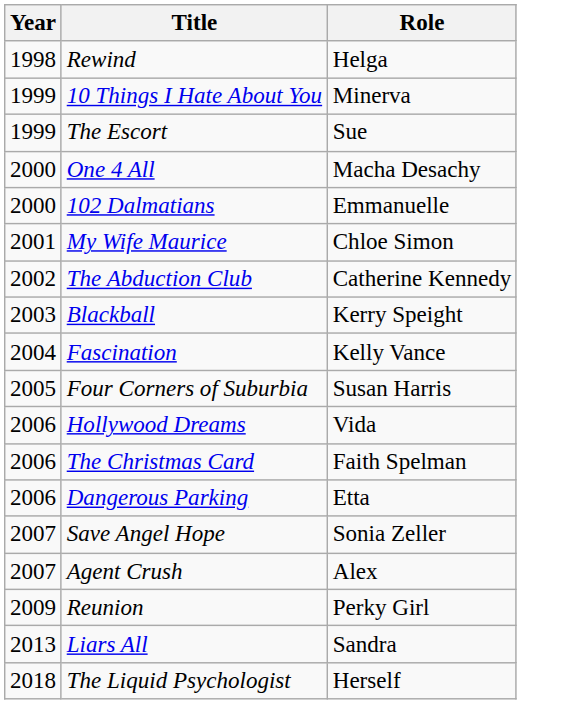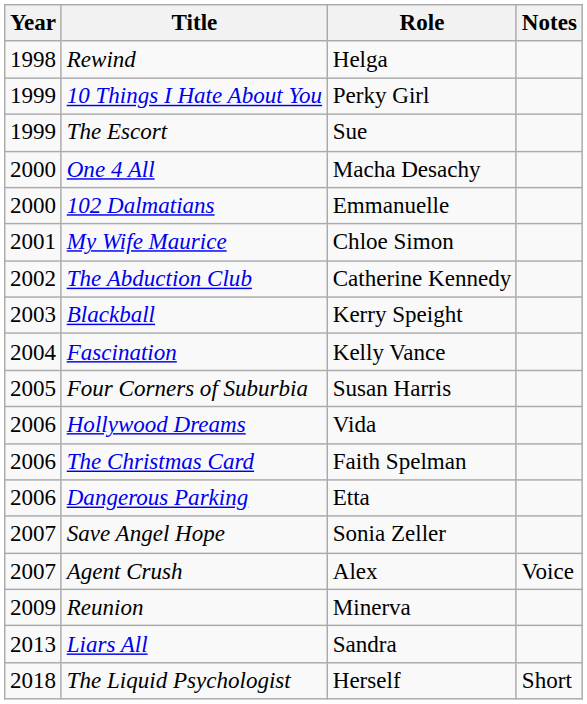+ column: (549, 22)
(372, 95) Minerva -> (381, 95) Perky Girl
(381, 607) Perky Girl -> (372, 607) Minerva
